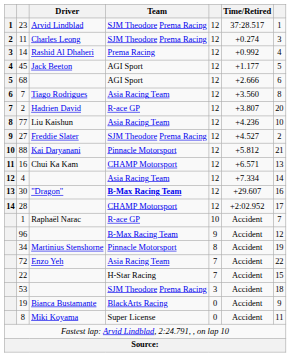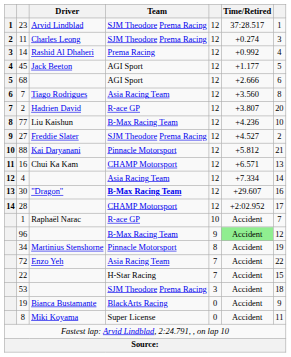(138, 122) Asia Racing Team -> (143, 122) B-Max Racing Team
(247, 233) no background -> (247, 233) lightgreen background
